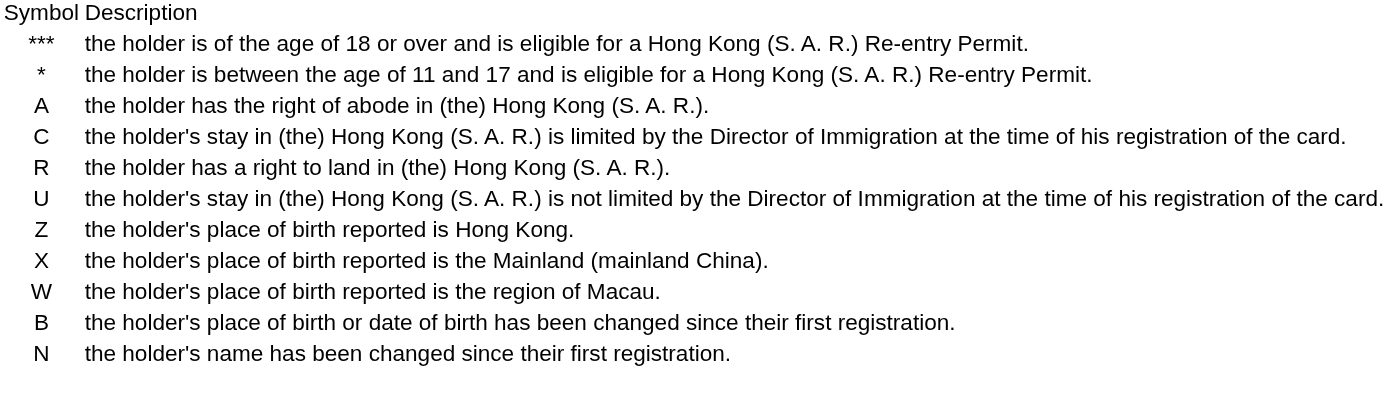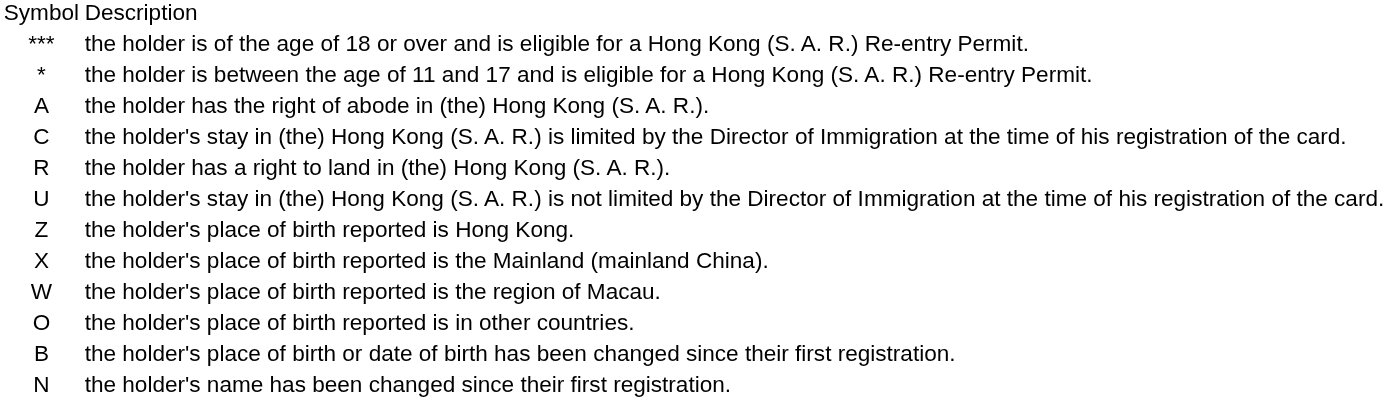+ row: (360, 322)
